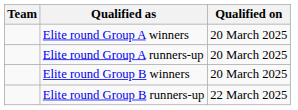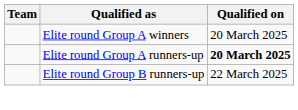(249, 54) normal -> (250, 54) bold
- row: (116, 74)
